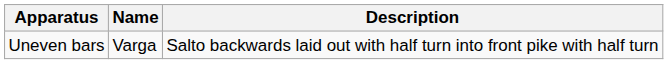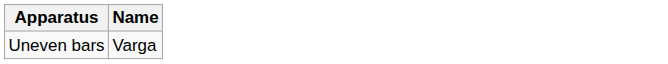- column: (412, 17)
